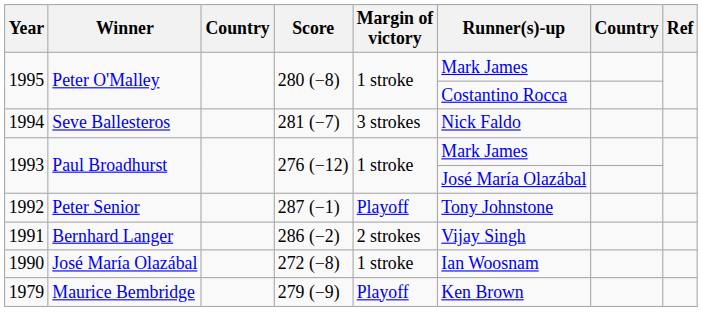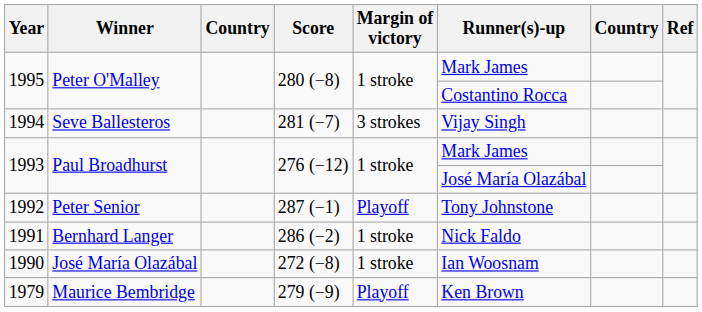(481, 123) Nick Faldo -> (484, 123) Vijay Singh
(389, 235) 2 strokes -> (385, 235) 1 stroke
(484, 235) Vijay Singh -> (481, 235) Nick Faldo
